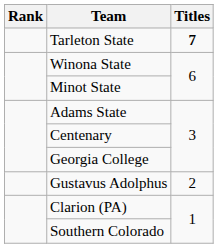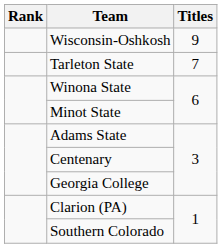+ row: (110, 40)
(192, 40) bold -> (195, 64) normal
- row: (109, 183)
